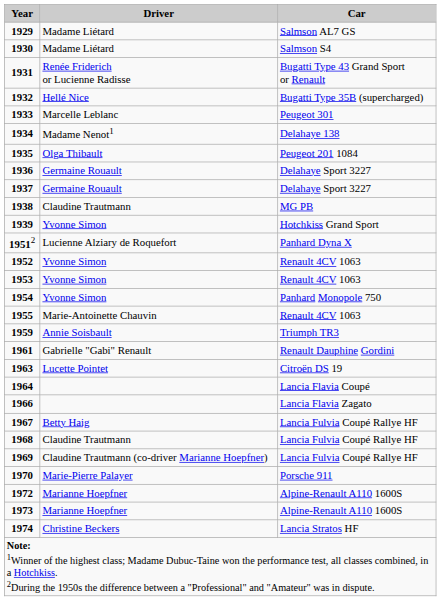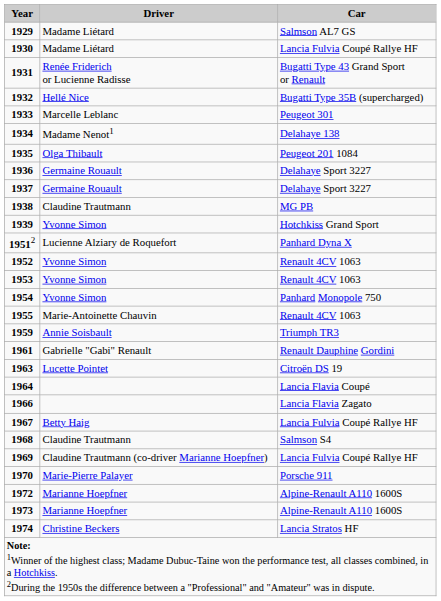(306, 49) Salmson S4 -> (349, 49) Lancia Fulvia Coupé Rallye HF
(349, 439) Lancia Fulvia Coupé Rallye HF -> (306, 439) Salmson S4
